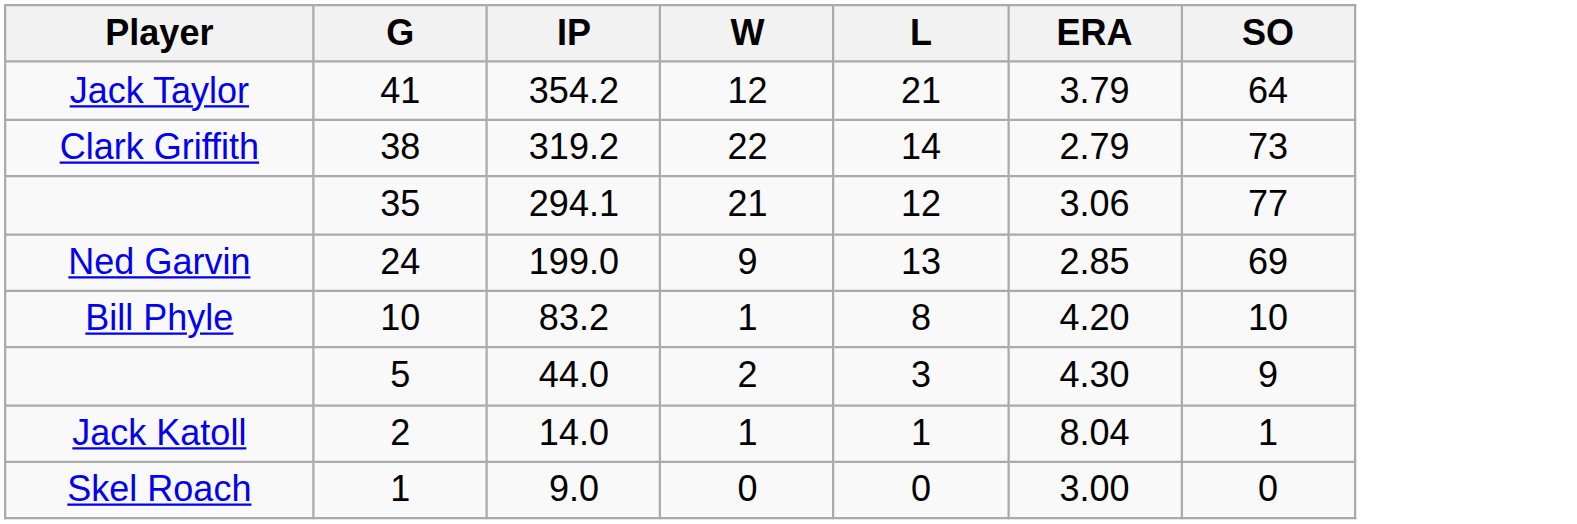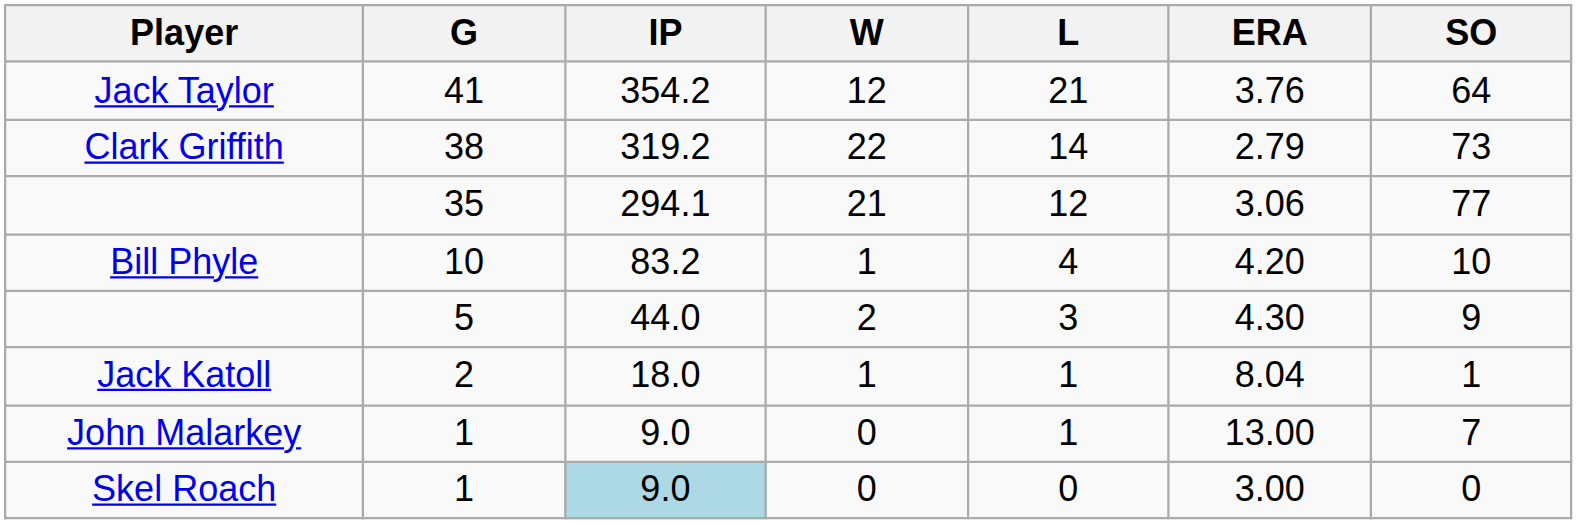(1094, 90) 3.79 -> (1270, 90) 3.76
- row: (159, 261)
(921, 318) 8 -> (1068, 261) 4
(574, 432) 14.0 -> (665, 375) 18.0
+ row: (184, 432)
(574, 489) no background -> (665, 489) lightblue background
